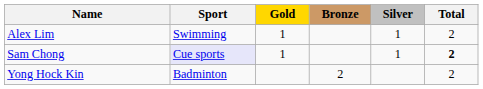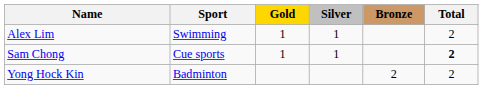columns swapped: (398, 14) <-> (340, 14)
(199, 54) lavender background -> (199, 54) no background
